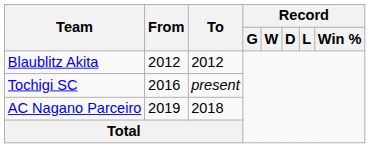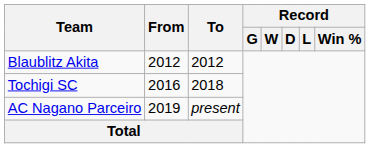(215, 85) present -> (207, 85) 2018
(207, 108) 2018 -> (215, 108) present
